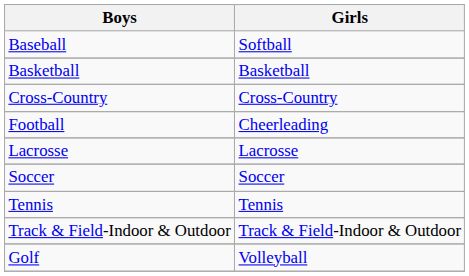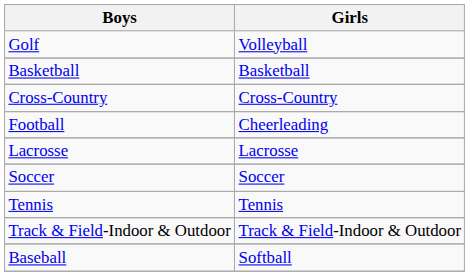rows swapped: (37, 44) <-> (24, 257)
